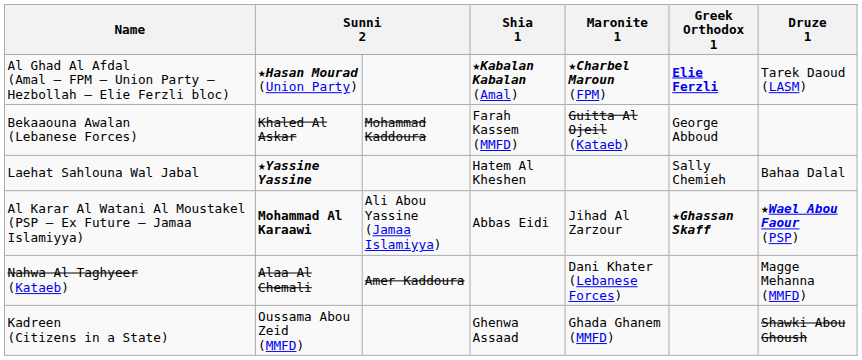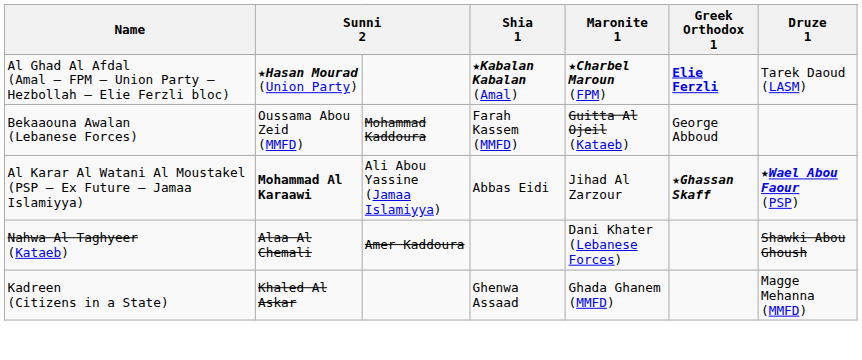(293, 130) Khaled Al Askar -> (304, 130) Oussama Abou Zeid (MMFD)
- row: (103, 173)
(788, 280) Magge Mehanna (MMFD) -> (803, 245) Shawki Abou Ghoush
(304, 331) Oussama Abou Zeid (MMFD) -> (293, 295) Khaled Al Askar
(803, 331) Shawki Abou Ghoush -> (788, 295) Magge Mehanna (MMFD)
